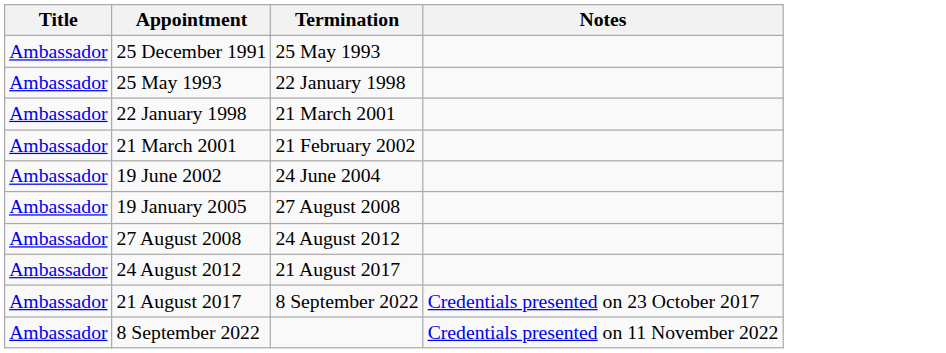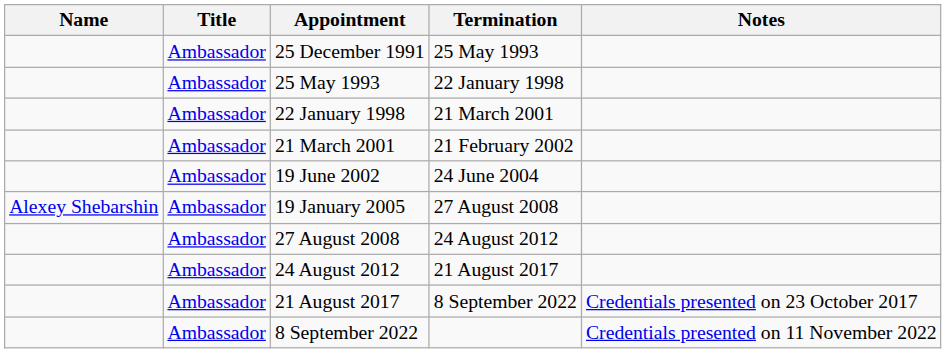+ column: (84, 20)
